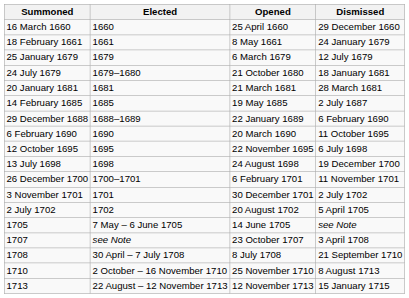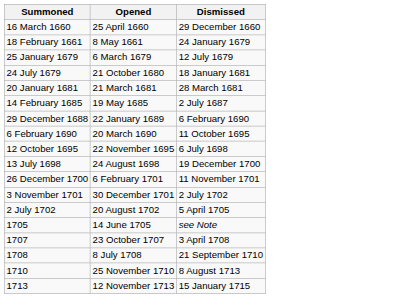- column: (160, 12)
